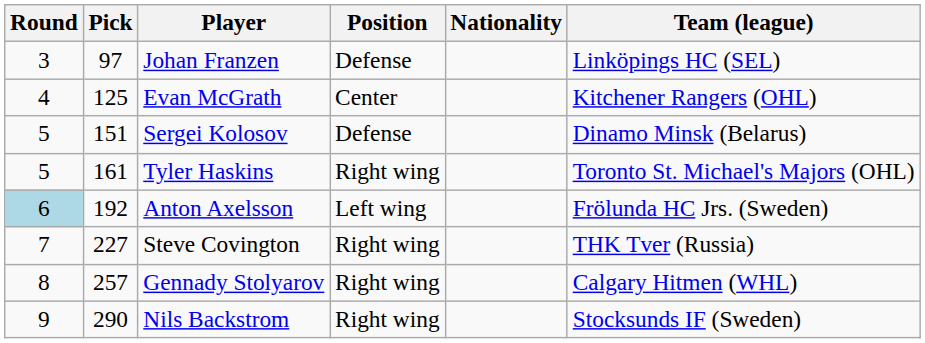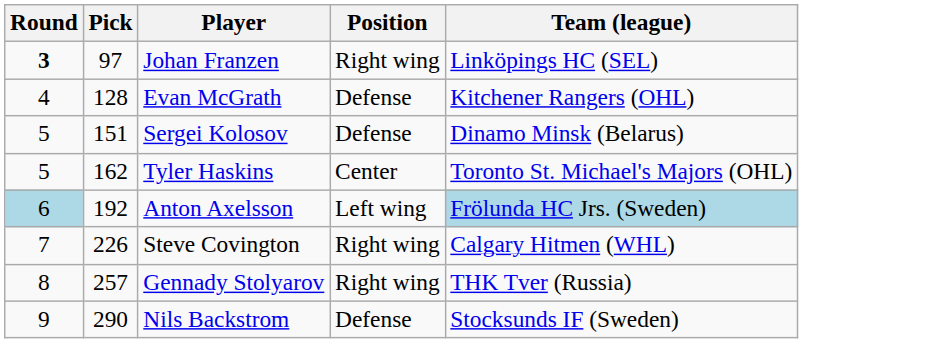- column: (506, 23)
(44, 60) normal -> (44, 60) bold
(373, 60) Defense -> (387, 60) Right wing
(110, 97) 125 -> (110, 97) 128
(366, 97) Center -> (373, 97) Defense
(110, 171) 161 -> (110, 171) 162
(387, 171) Right wing -> (366, 171) Center
(701, 208) no background -> (578, 208) lightblue background
(110, 245) 227 -> (110, 245) 226
(663, 245) THK Tver (Russia) -> (563, 245) Calgary Hitmen (WHL)
(685, 282) Calgary Hitmen (WHL) -> (541, 282) THK Tver (Russia)
(387, 319) Right wing -> (373, 319) Defense
